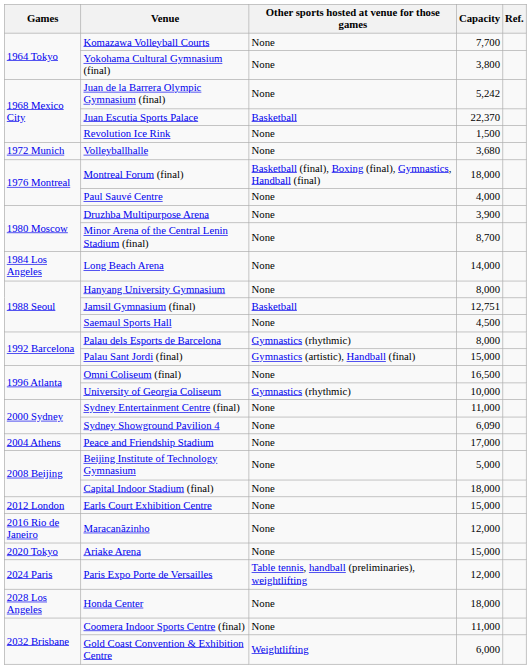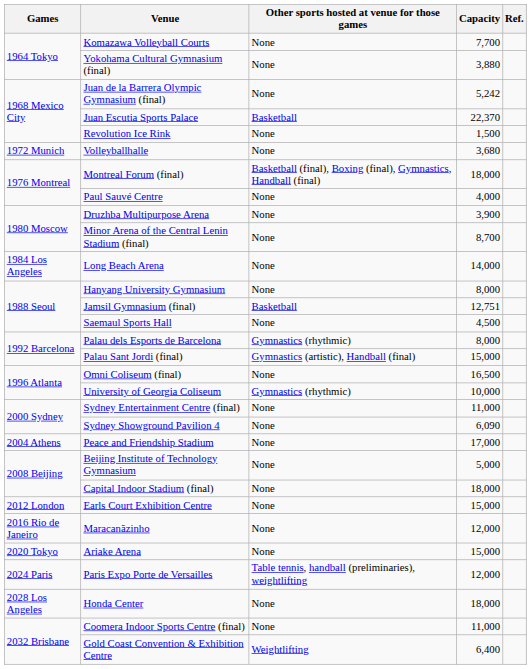(488, 65) 3,800 -> (488, 65) 3,880
(488, 649) 6,000 -> (488, 649) 6,400
